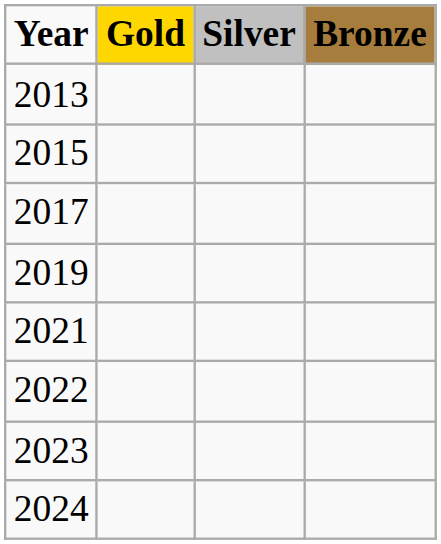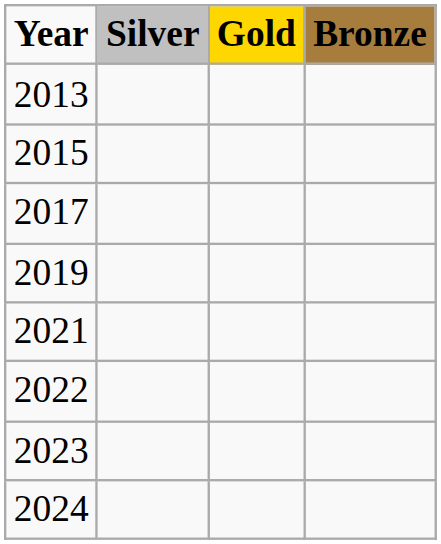columns swapped: (145, 34) <-> (249, 34)
